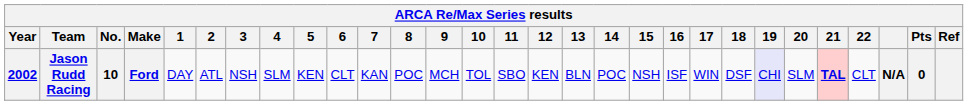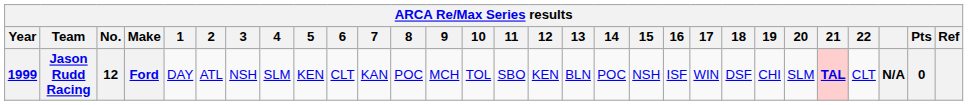(22, 74) 2002 -> (22, 74) 1999
(111, 74) 10 -> (111, 74) 12
(770, 74) lavender background -> (770, 74) no background
